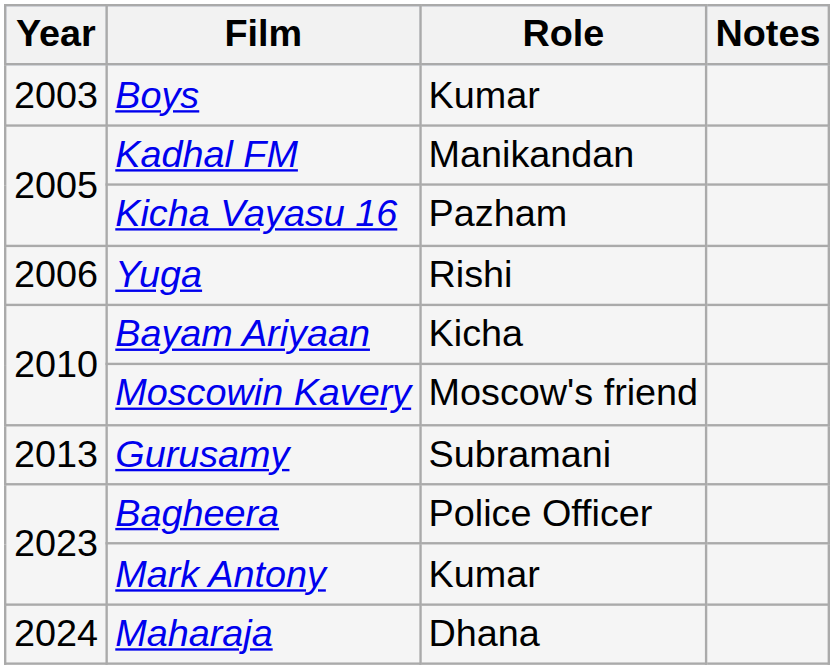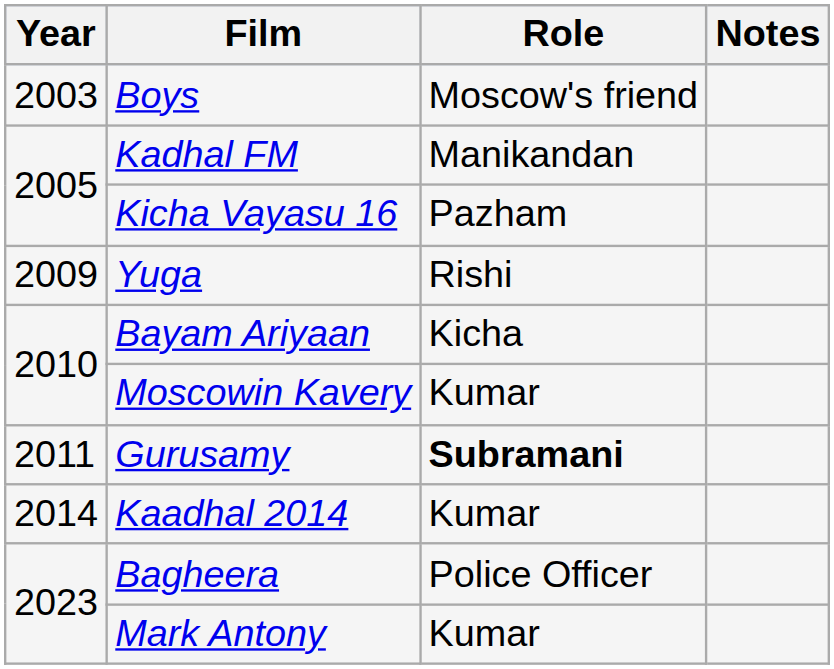(484, 94) Kumar -> (563, 94) Moscow's friend
(56, 273) 2006 -> (56, 273) 2009
(563, 393) Moscow's friend -> (484, 393) Kumar
(56, 453) 2013 -> (54, 453) 2011
(520, 453) normal -> (526, 453) bold
+ row: (232, 513)
- row: (194, 633)
